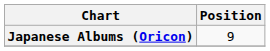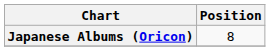(231, 36) 9 -> (231, 36) 8
